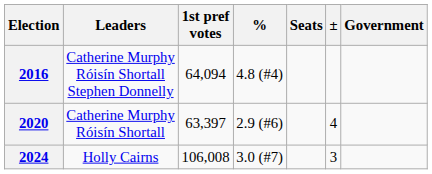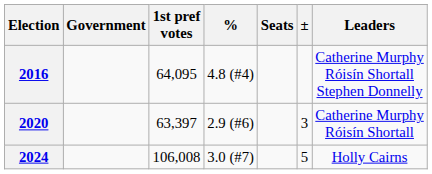columns swapped: (121, 24) <-> (384, 24)
(206, 74) 64,094 -> (177, 74) 64,095
(333, 123) 4 -> (304, 123) 3
(333, 156) 3 -> (304, 156) 5
